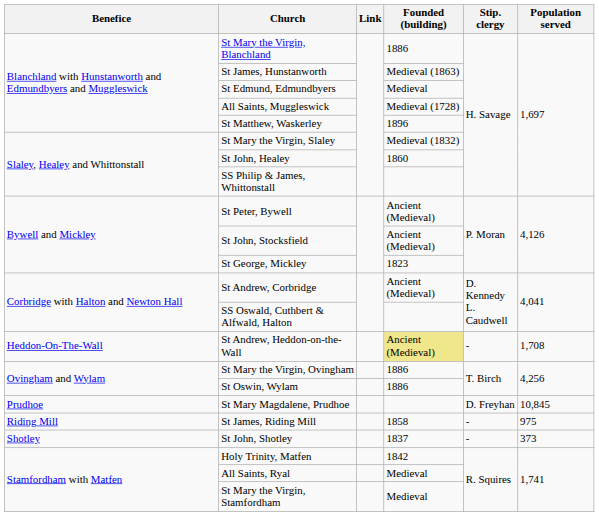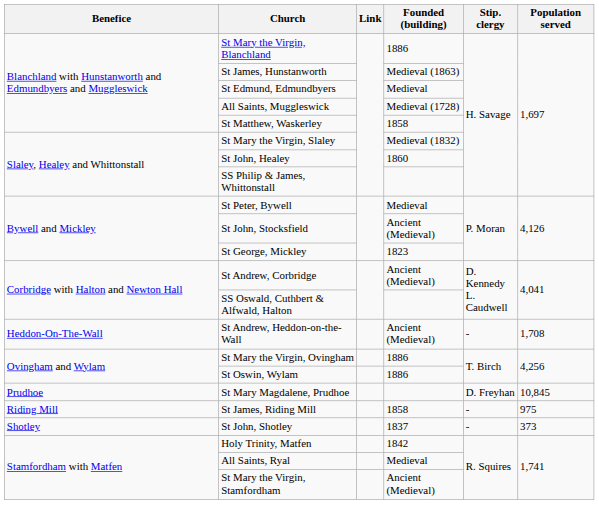(397, 123) 1896 -> (397, 123) 1858
(411, 211) Ancient (Medieval) -> (407, 205) Medieval
(411, 346) khaki background -> (411, 334) no background
(407, 496) Medieval -> (411, 484) Ancient (Medieval)
